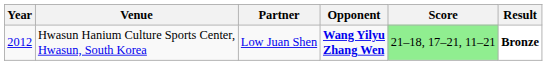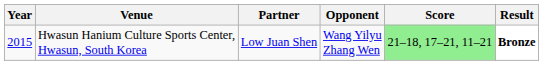(20, 42) 2012 -> (20, 42) 2015
(354, 42) bold -> (352, 42) normal
